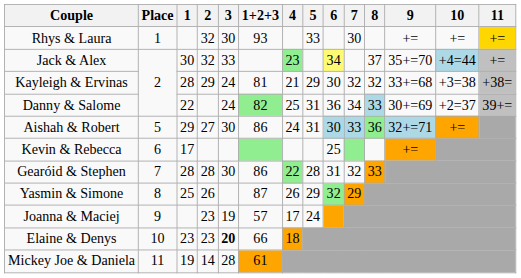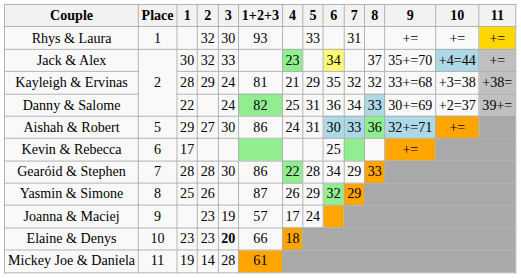(354, 37) 30 -> (354, 37) 31
(334, 82) 30 -> (334, 82) 35
(334, 171) 31 -> (334, 171) 34
(354, 171) 32 -> (354, 171) 29
